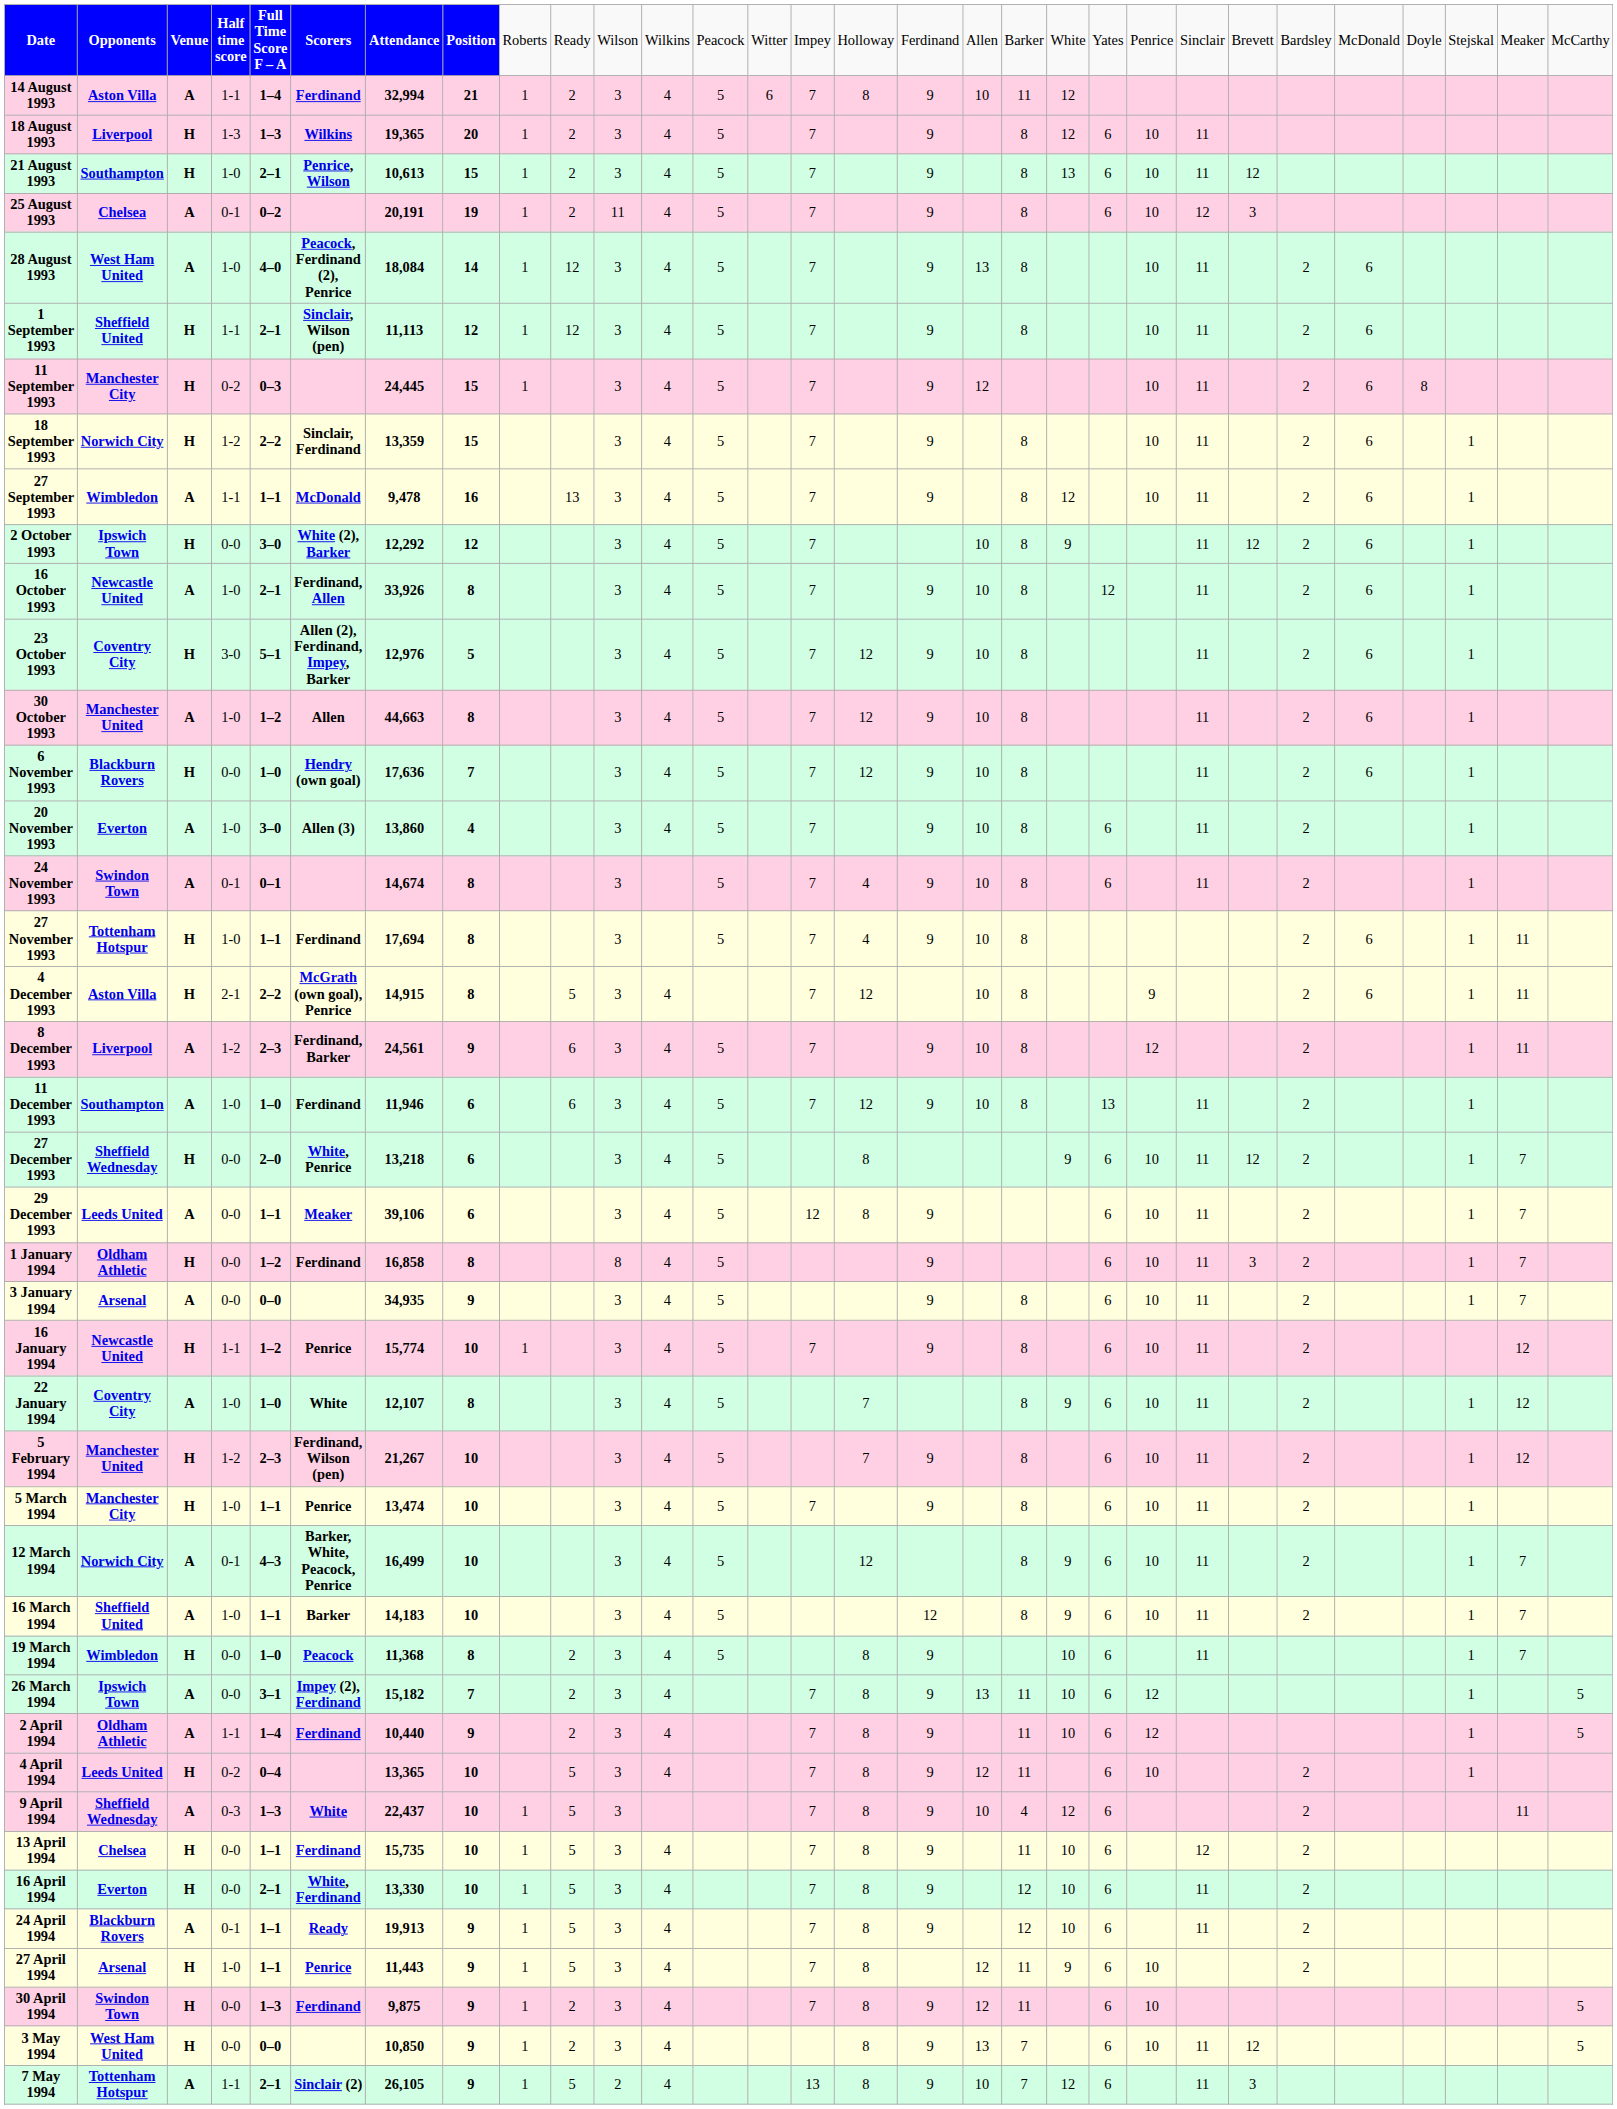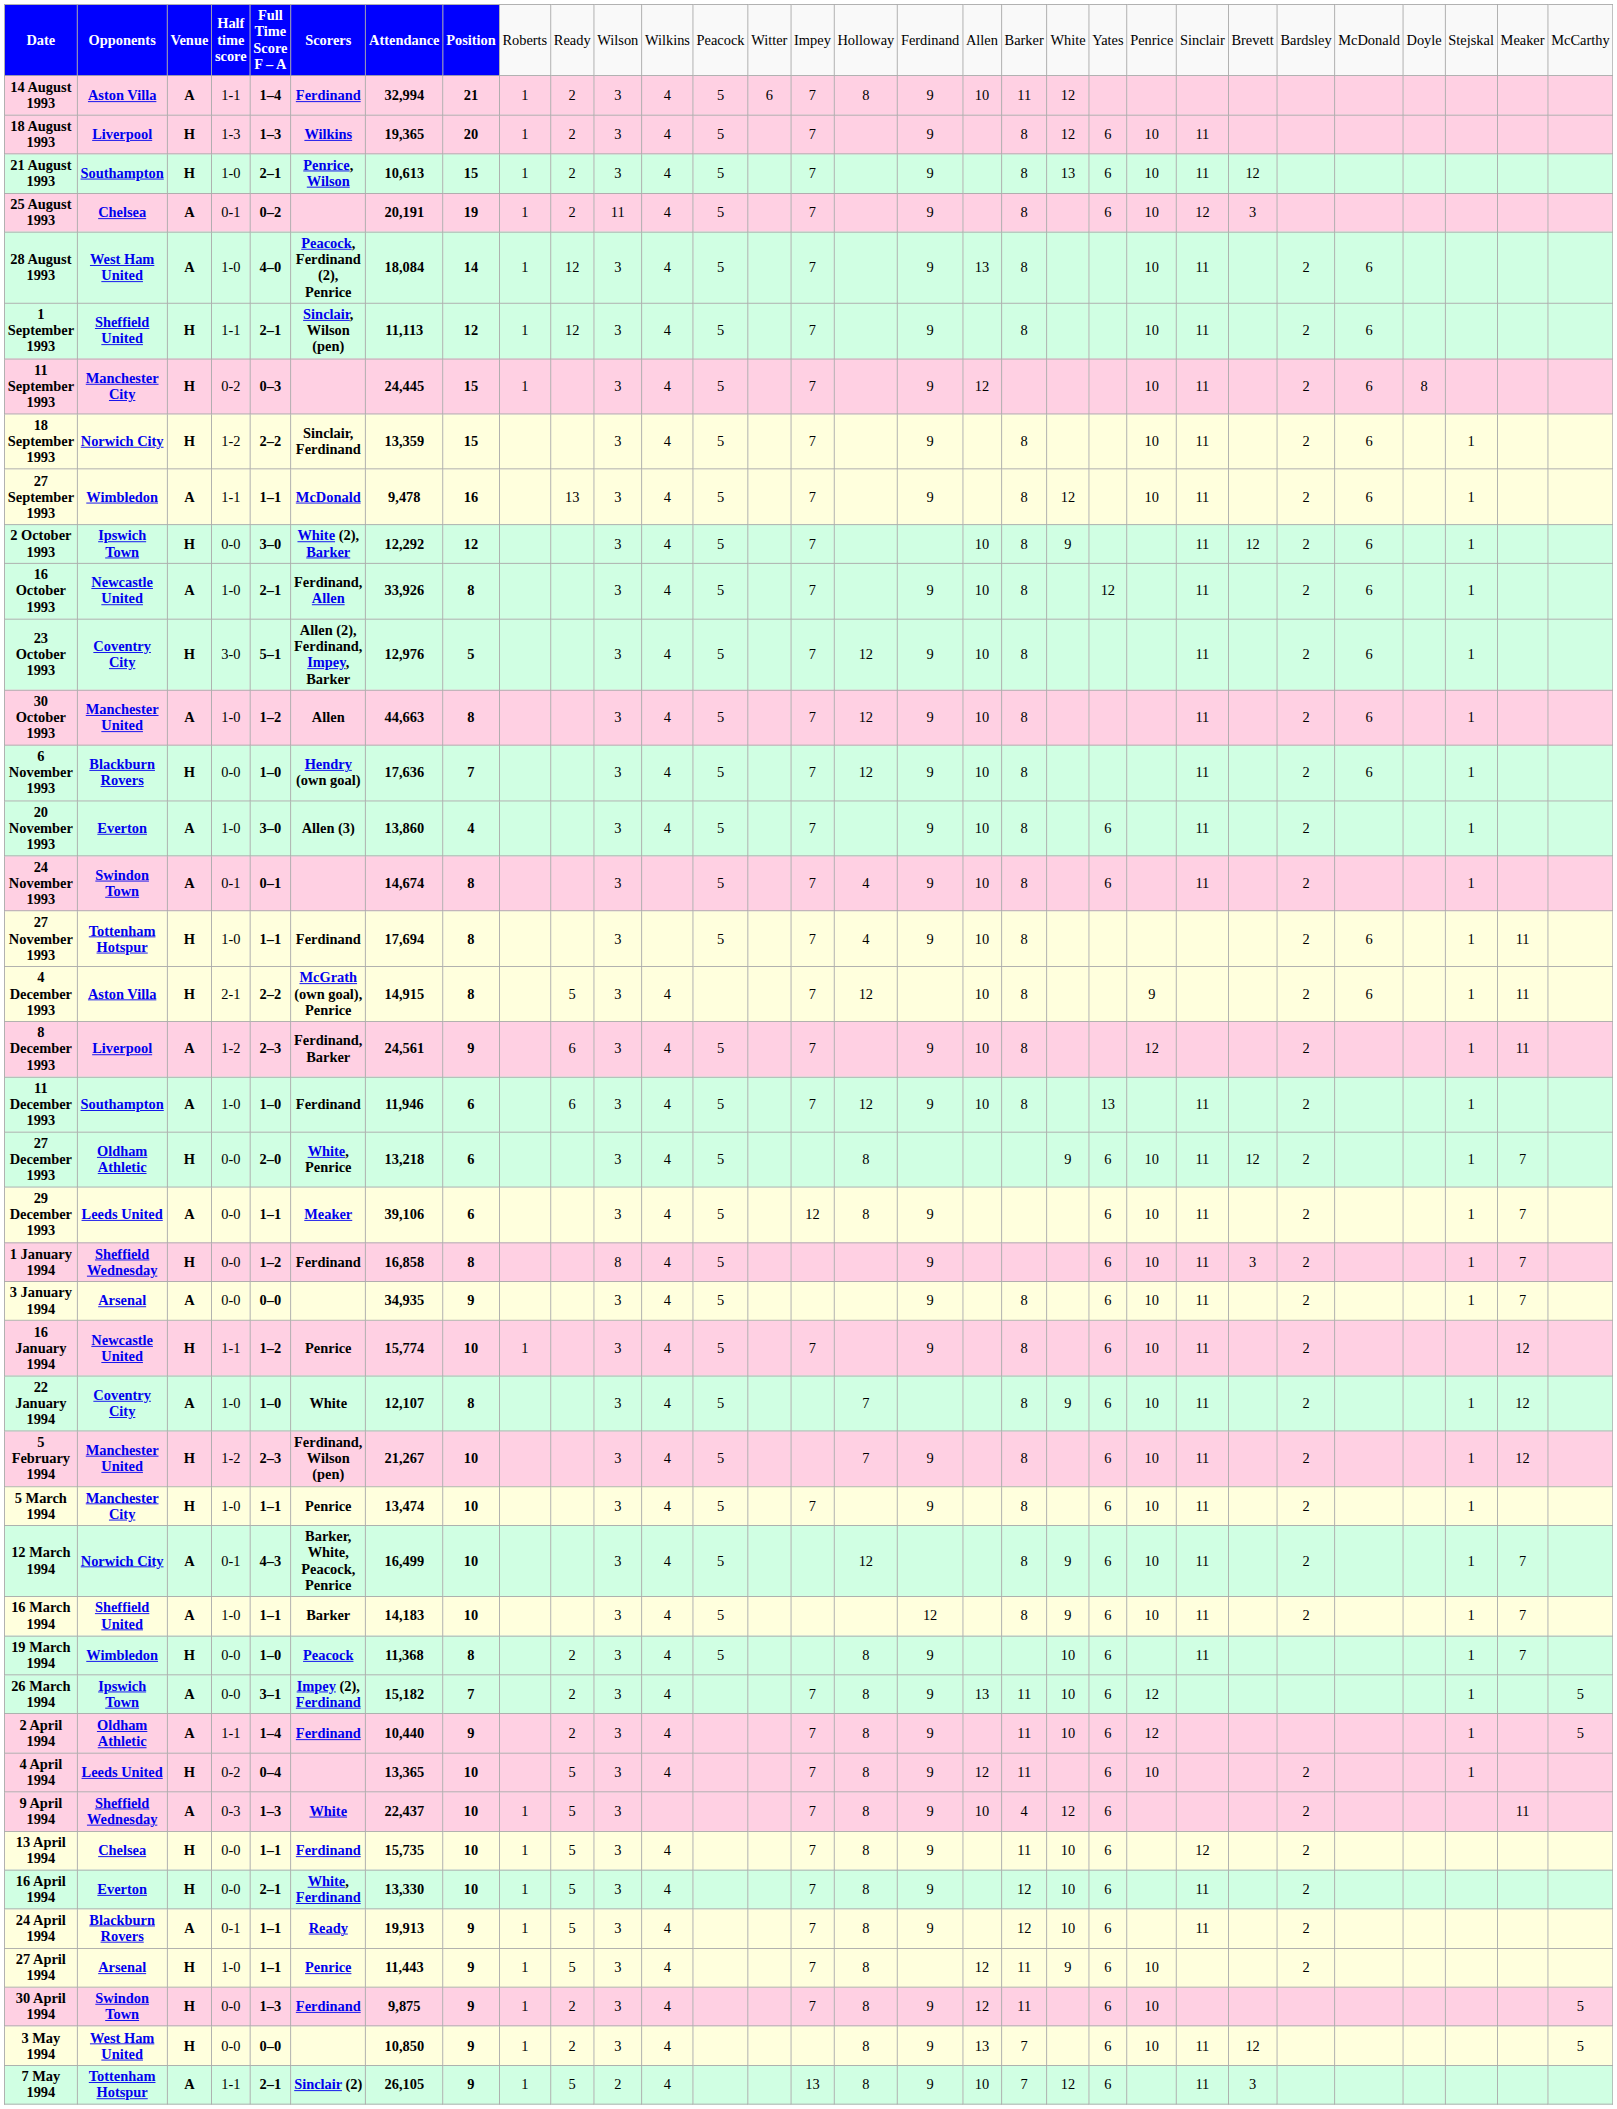(122, 1159) Sheffield Wednesday -> (122, 1159) Oldham Athletic
(122, 1262) Oldham Athletic -> (122, 1262) Sheffield Wednesday
